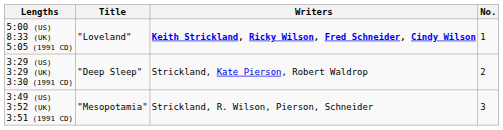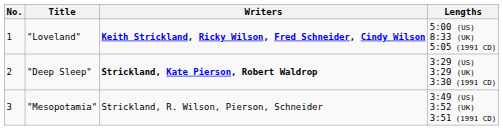columns swapped: (488, 12) <-> (40, 12)
(260, 72) normal -> (209, 72) bold
